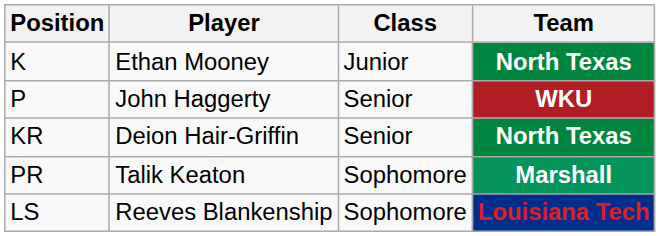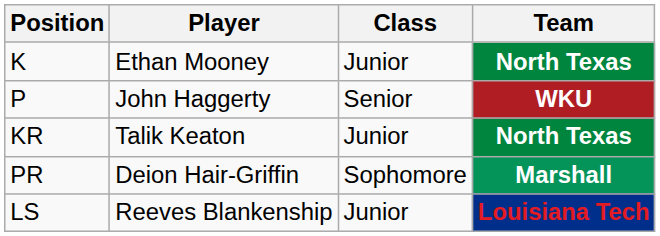(207, 136) Deion Hair-Griffin -> (180, 136) Talik Keaton
(378, 136) Senior -> (376, 136) Junior
(180, 174) Talik Keaton -> (207, 174) Deion Hair-Griffin
(405, 212) Sophomore -> (376, 212) Junior
